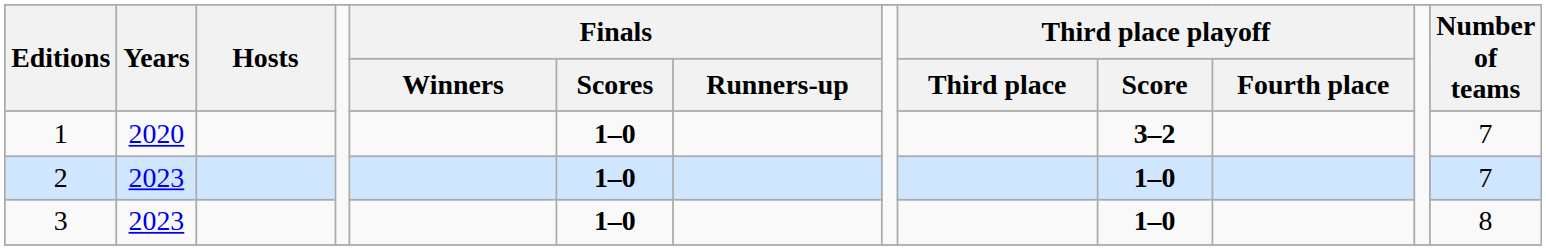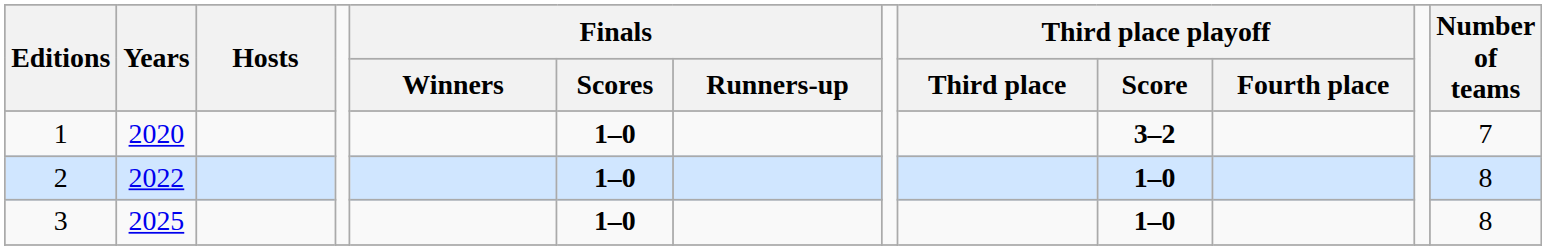(156, 177) 2023 -> (156, 177) 2022
(1486, 177) 7 -> (1486, 177) 8
(156, 221) 2023 -> (156, 221) 2025
